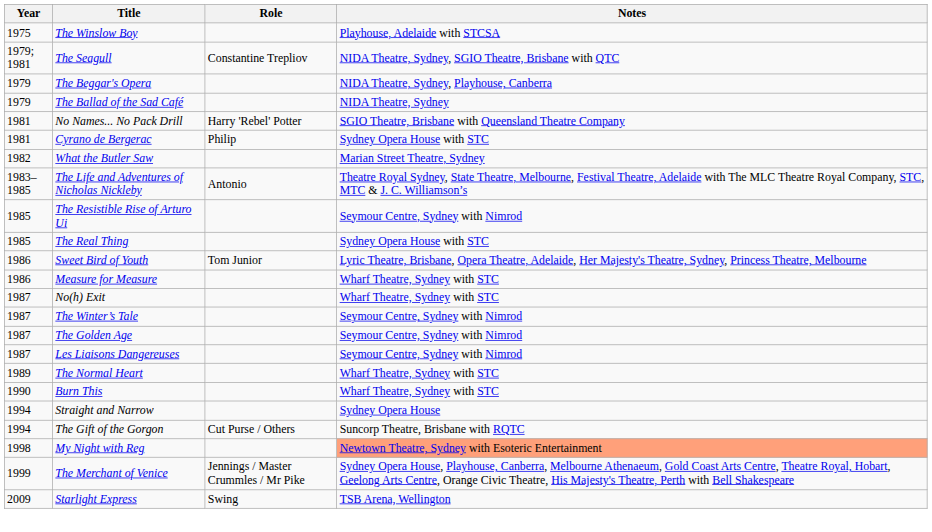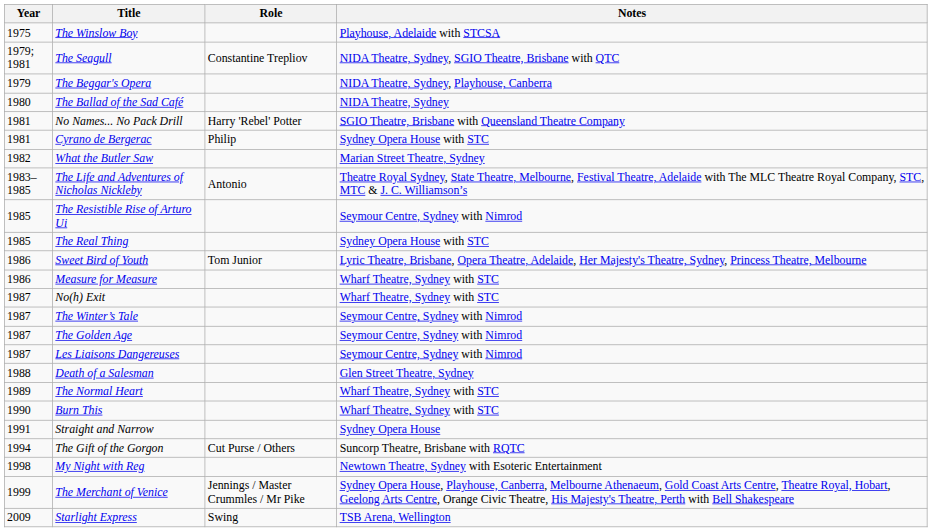(19, 102) 1979 -> (19, 102) 1980
+ row: (105, 373)
(19, 410) 1994 -> (19, 429) 1991
(471, 448) lightsalmon background -> (471, 466) no background
